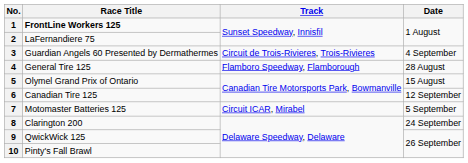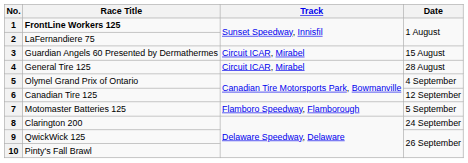(298, 53) Circuit de Trois-Rivieres, Trois-Rivieres -> (263, 53) Circuit ICAR, Mirabel
(431, 53) 4 September -> (425, 53) 15 August
(291, 67) Flamboro Speedway, Flamborough -> (263, 67) Circuit ICAR, Mirabel
(425, 81) 15 August -> (431, 81) 4 September
(263, 108) Circuit ICAR, Mirabel -> (291, 108) Flamboro Speedway, Flamborough
